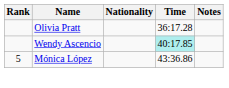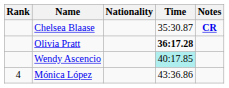+ row: (64, 28)
(175, 28) normal -> (175, 43) bold
(18, 59) 5 -> (18, 75) 4
